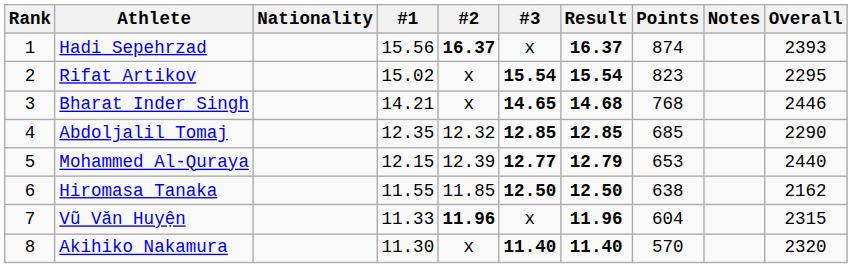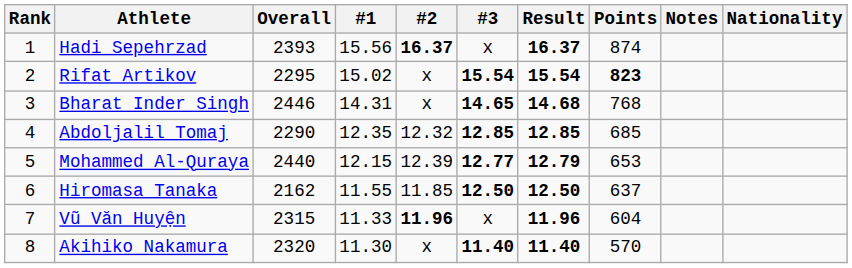columns swapped: (315, 19) <-> (806, 19)
(668, 76) normal -> (626, 76) bold
(408, 105) 14.21 -> (366, 105) 14.31
(668, 191) 638 -> (626, 191) 637
